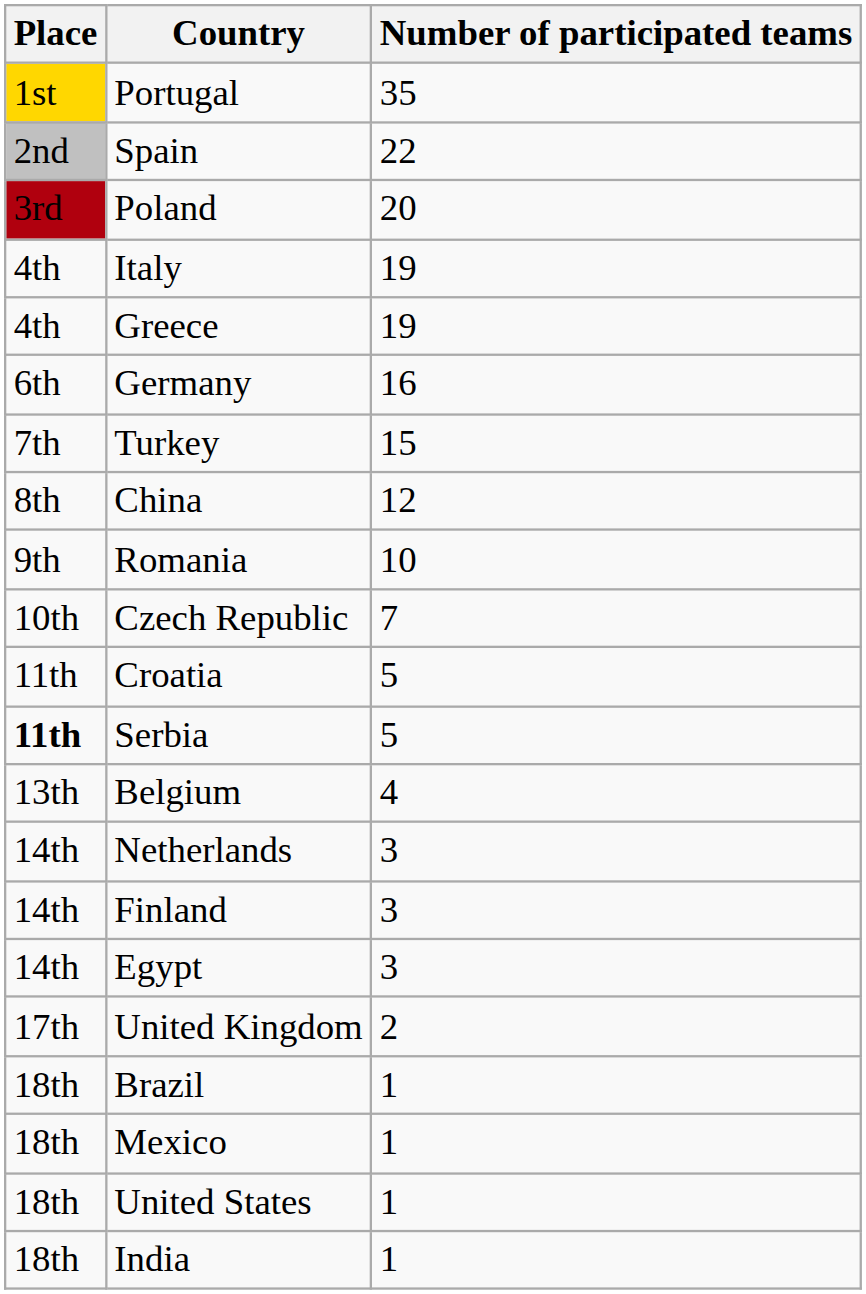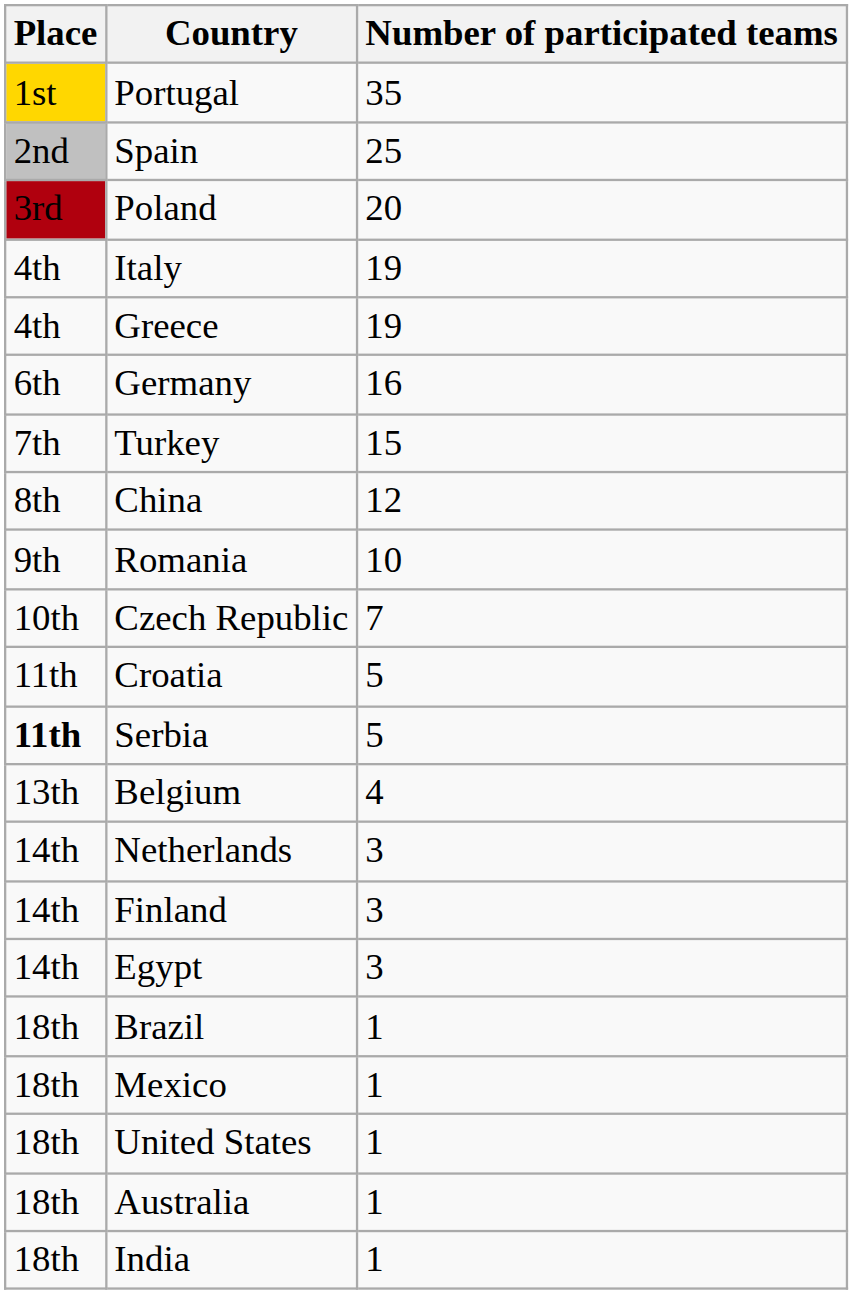(398, 150) 22 -> (384, 150) 25
- row: (239, 1025)
+ row: (182, 1200)
